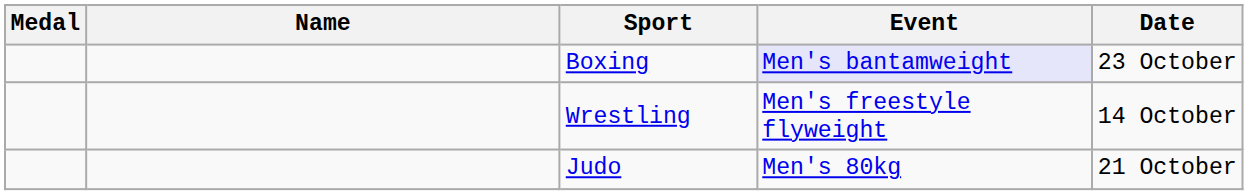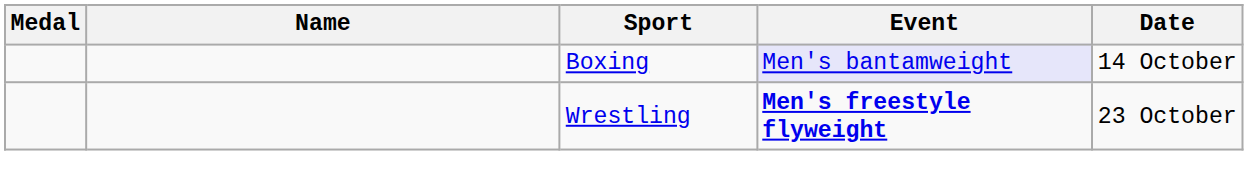(1167, 63) 23 October -> (1167, 63) 14 October
(866, 116) normal -> (866, 116) bold
(1167, 116) 14 October -> (1167, 116) 23 October
- row: (594, 169)
